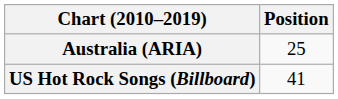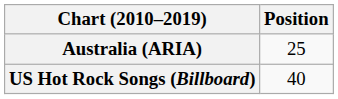(296, 78) 41 -> (296, 78) 40
